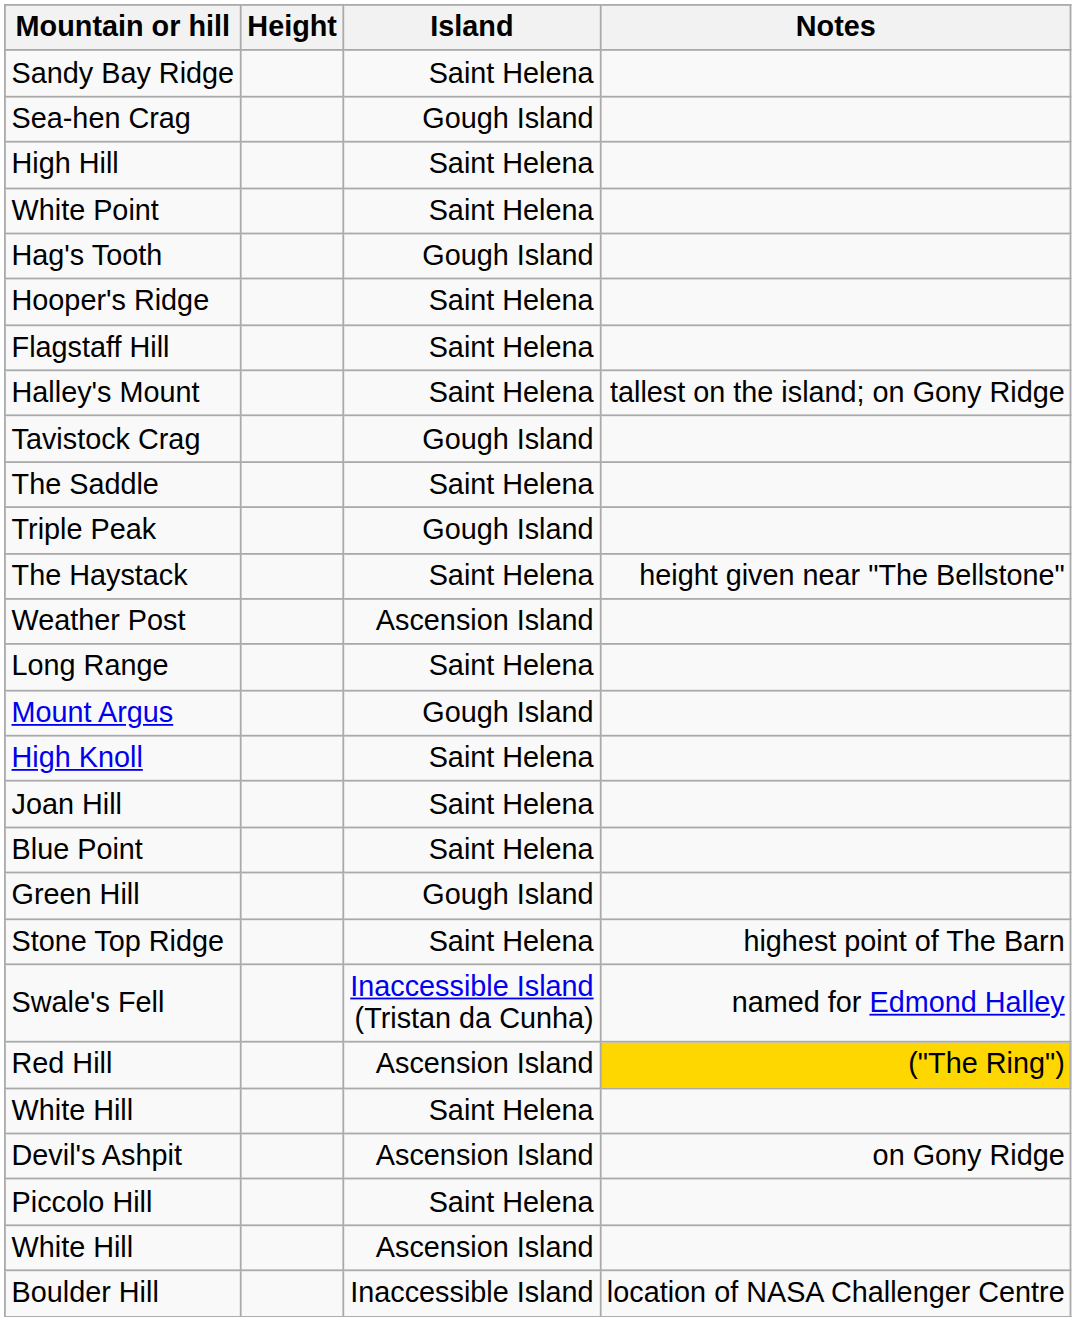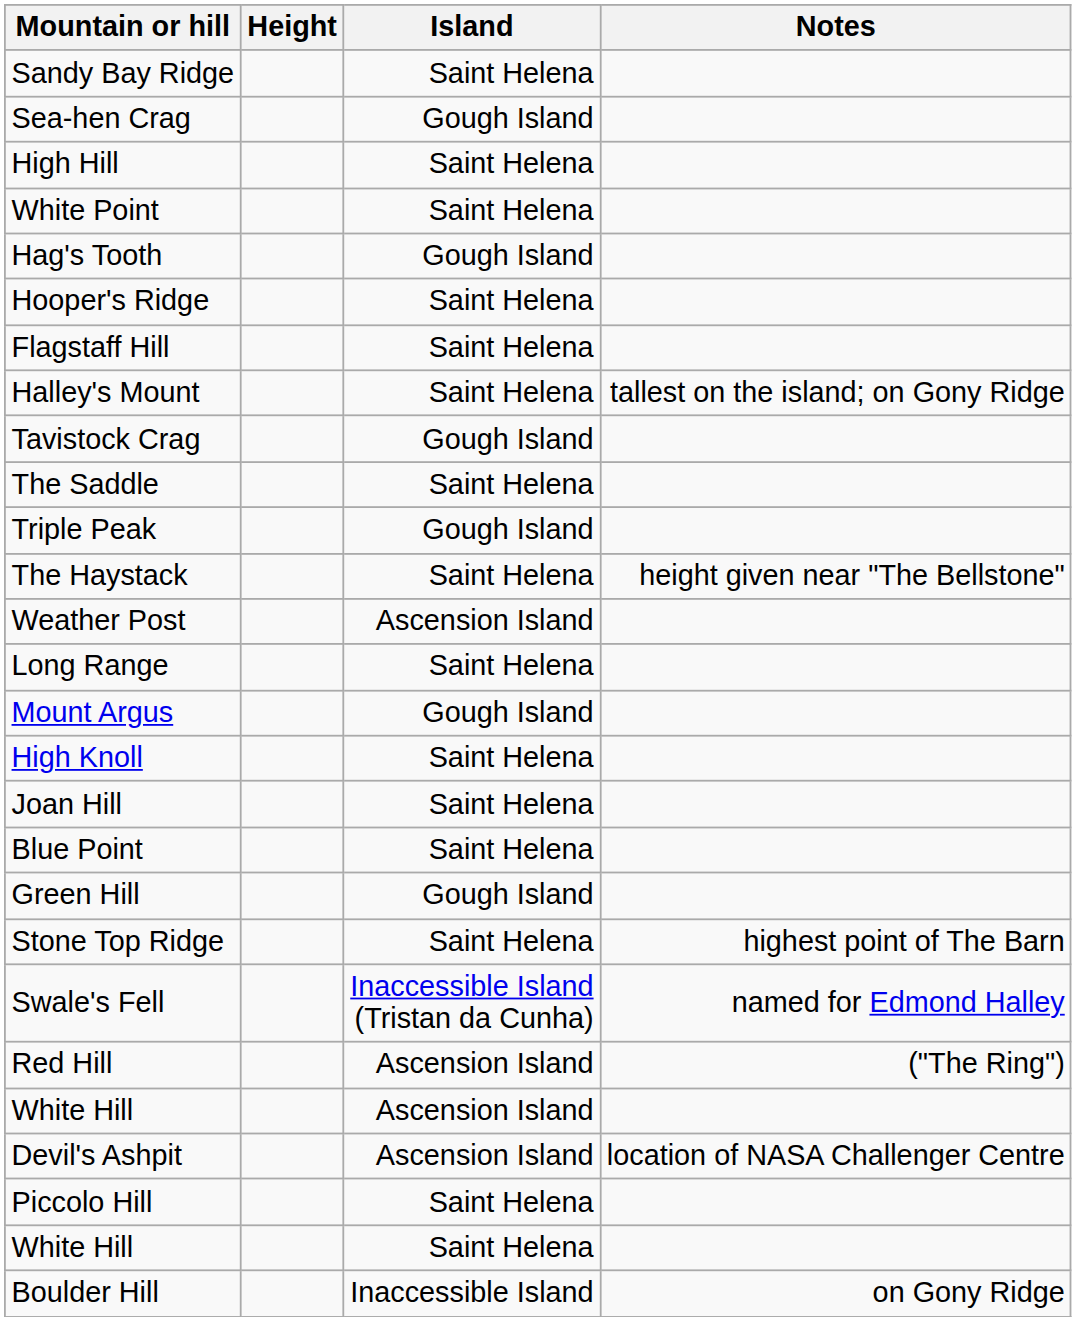(986, 1064) gold background -> (986, 1064) no background
rows swapped: (72, 1110) <-> (72, 1247)
(969, 1155) on Gony Ridge -> (836, 1155) location of NASA Challenger Centre
(836, 1292) location of NASA Challenger Centre -> (969, 1292) on Gony Ridge
